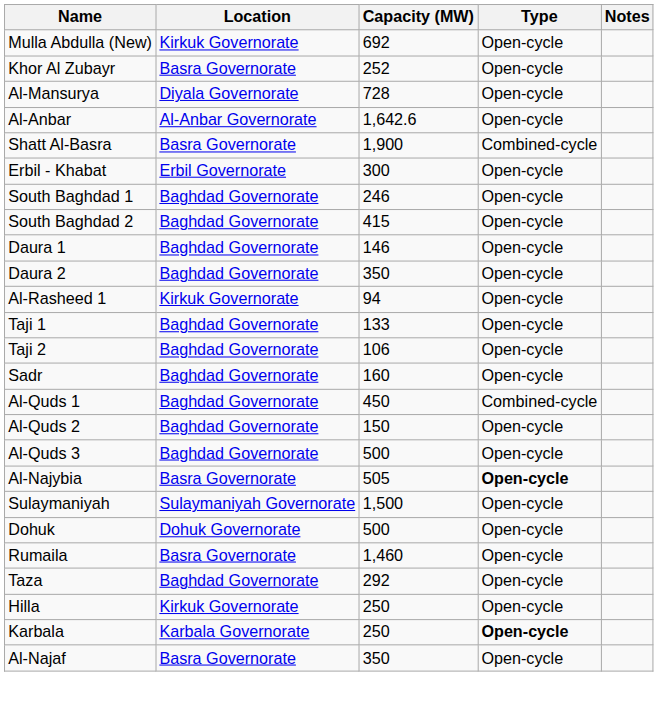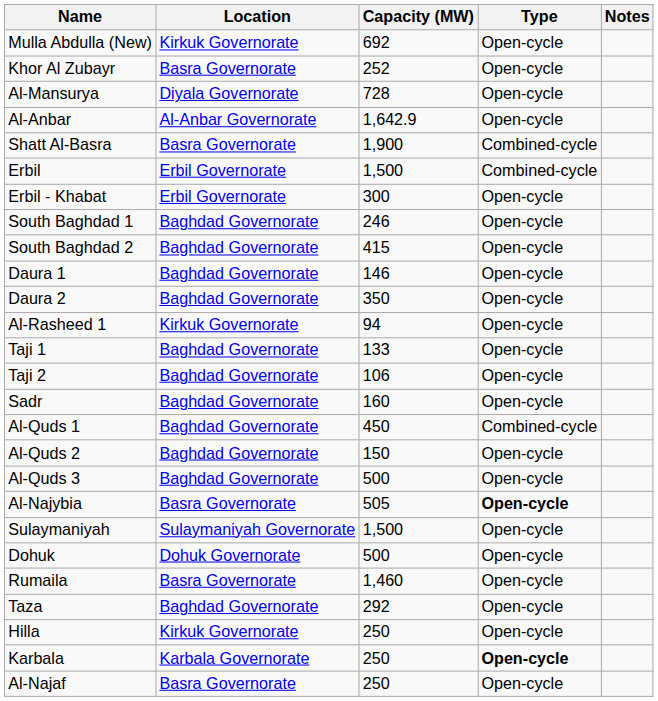(390, 119) 1,642.6 -> (390, 119) 1,642.9
+ row: (24, 171)
(376, 658) 350 -> (376, 683) 250
